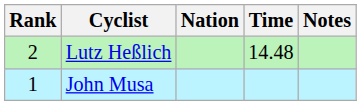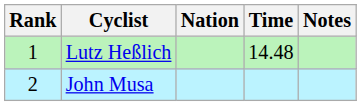(33, 52) 2 -> (33, 52) 1
(33, 84) 1 -> (33, 84) 2
